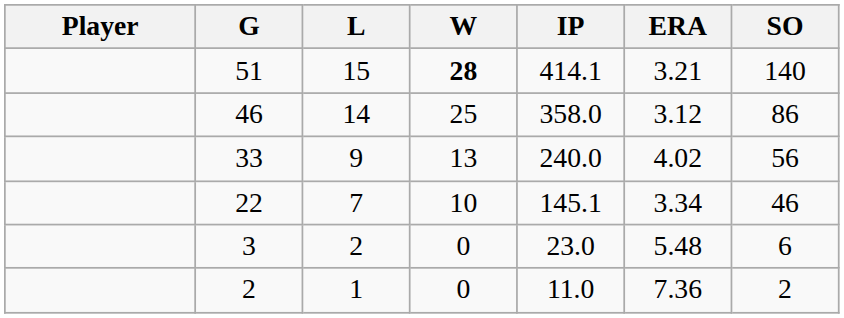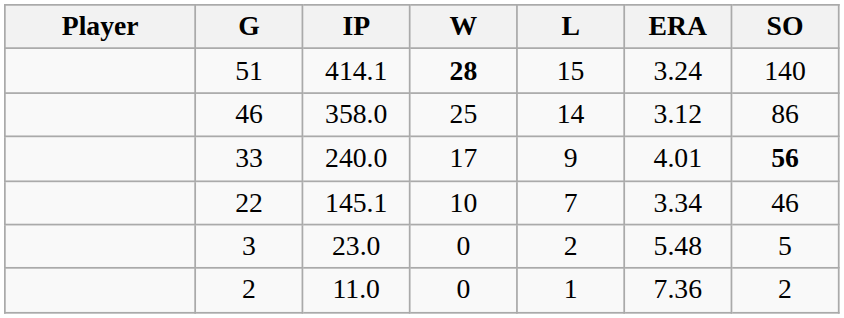columns swapped: (571, 26) <-> (356, 26)
(678, 70) 3.21 -> (678, 70) 3.24
(463, 158) 13 -> (463, 158) 17
(678, 158) 4.02 -> (678, 158) 4.01
(785, 158) normal -> (785, 158) bold
(785, 245) 6 -> (785, 245) 5
